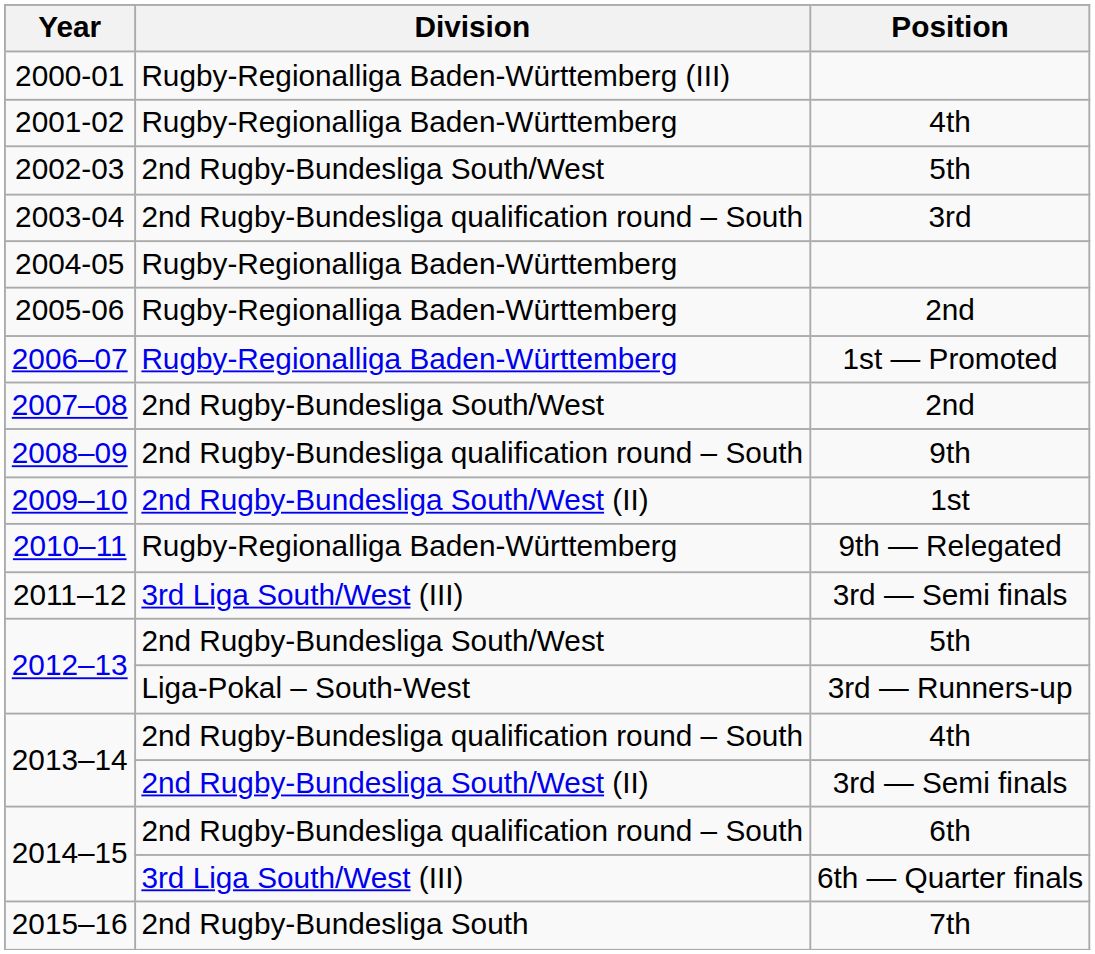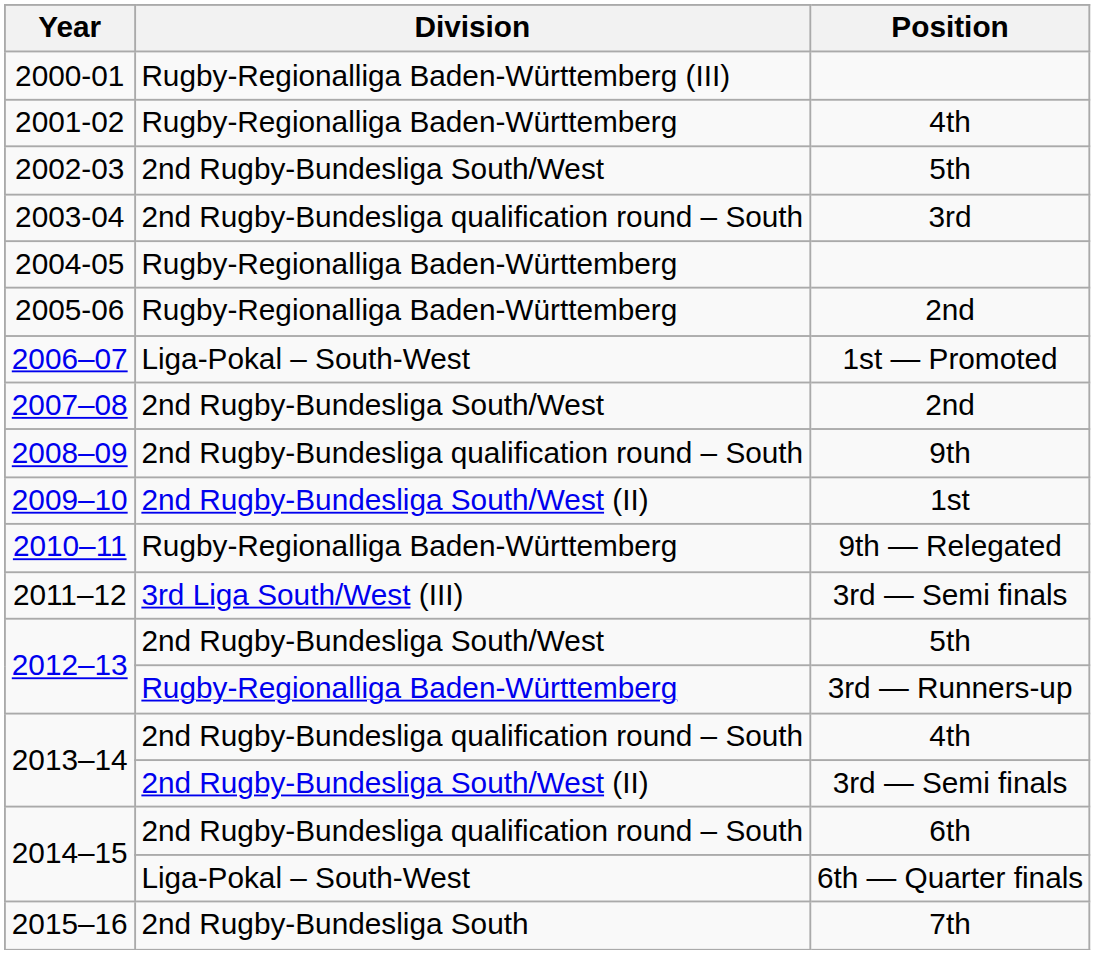(409, 358) Rugby-Regionalliga Baden-Württemberg -> (306, 358) Liga-Pokal – South-West
(306, 688) Liga-Pokal – South-West -> (409, 688) Rugby-Regionalliga Baden-Württemberg
(302, 877) 3rd Liga South/West (III) -> (306, 877) Liga-Pokal – South-West
